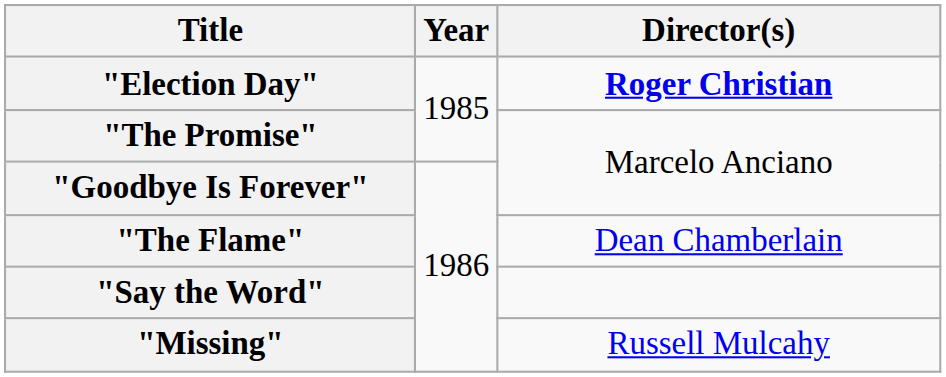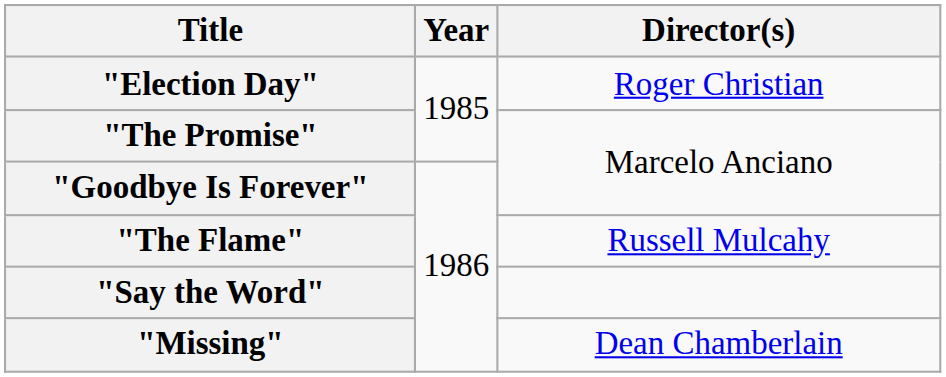(719, 82) bold -> (719, 82) normal
(719, 239) Dean Chamberlain -> (719, 239) Russell Mulcahy
(719, 344) Russell Mulcahy -> (719, 344) Dean Chamberlain
